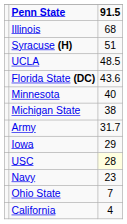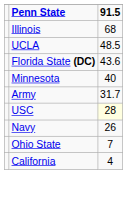- row: (42, 45)
- row: (46, 111)
- row: (22, 144)
(110, 177) 23 -> (110, 128) 26
